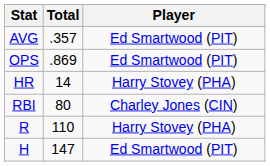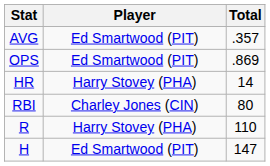columns swapped: (174, 15) <-> (63, 15)
